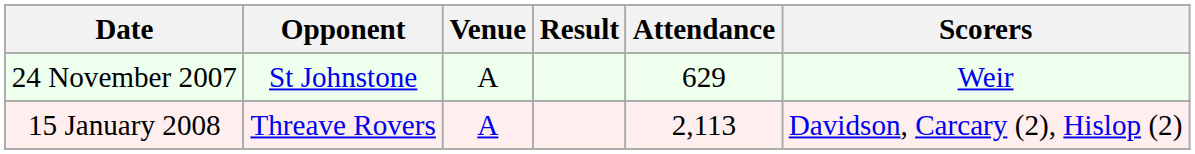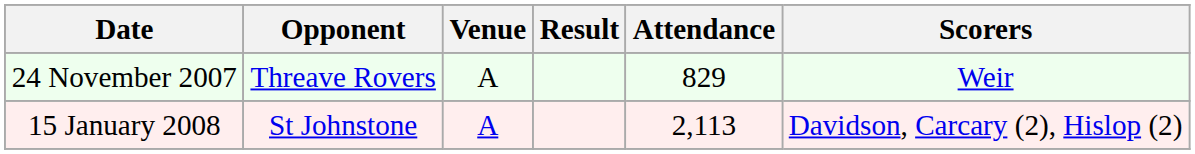(343, 76) St Johnstone -> (343, 76) Threave Rovers
(704, 76) 629 -> (704, 76) 829
(343, 124) Threave Rovers -> (343, 124) St Johnstone
